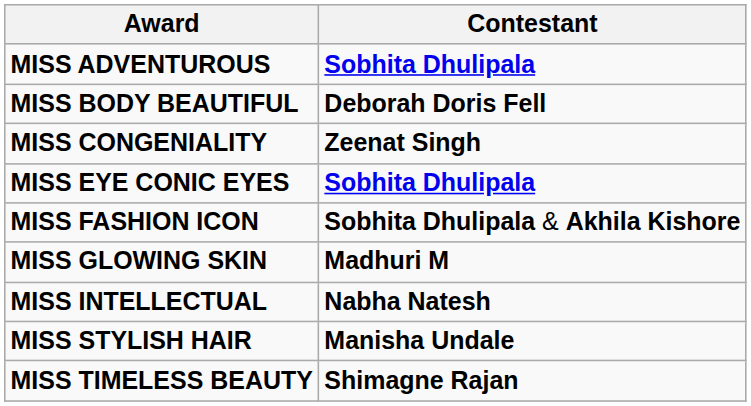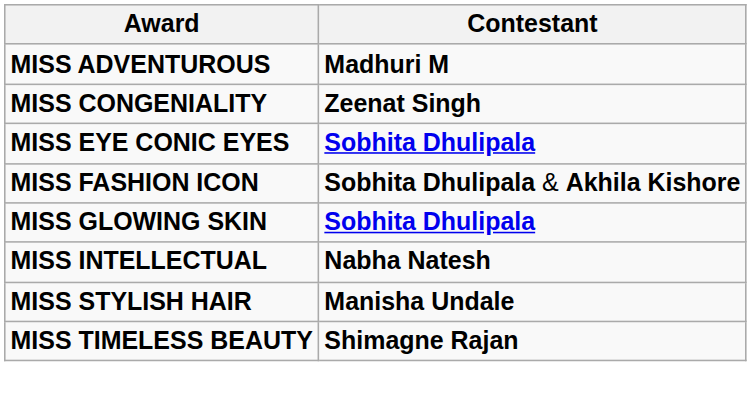(430, 63) Sobhita Dhulipala -> (387, 63) Madhuri M
- row: (155, 103)
(387, 261) Madhuri M -> (430, 222) Sobhita Dhulipala
